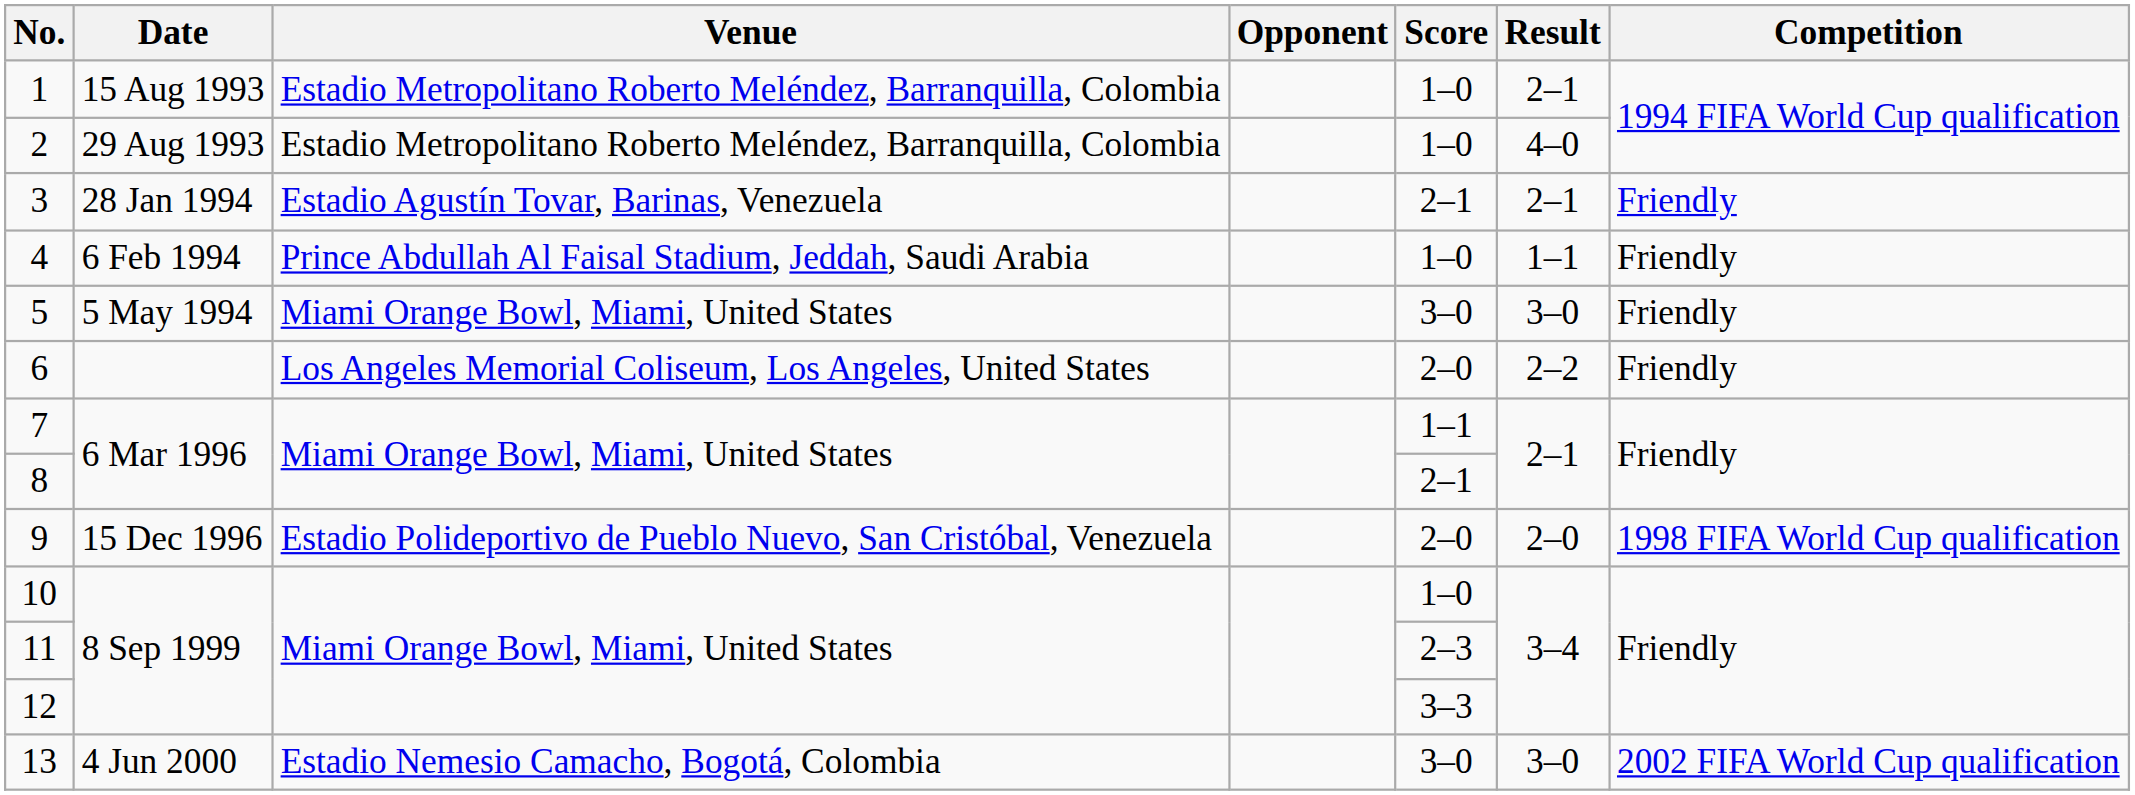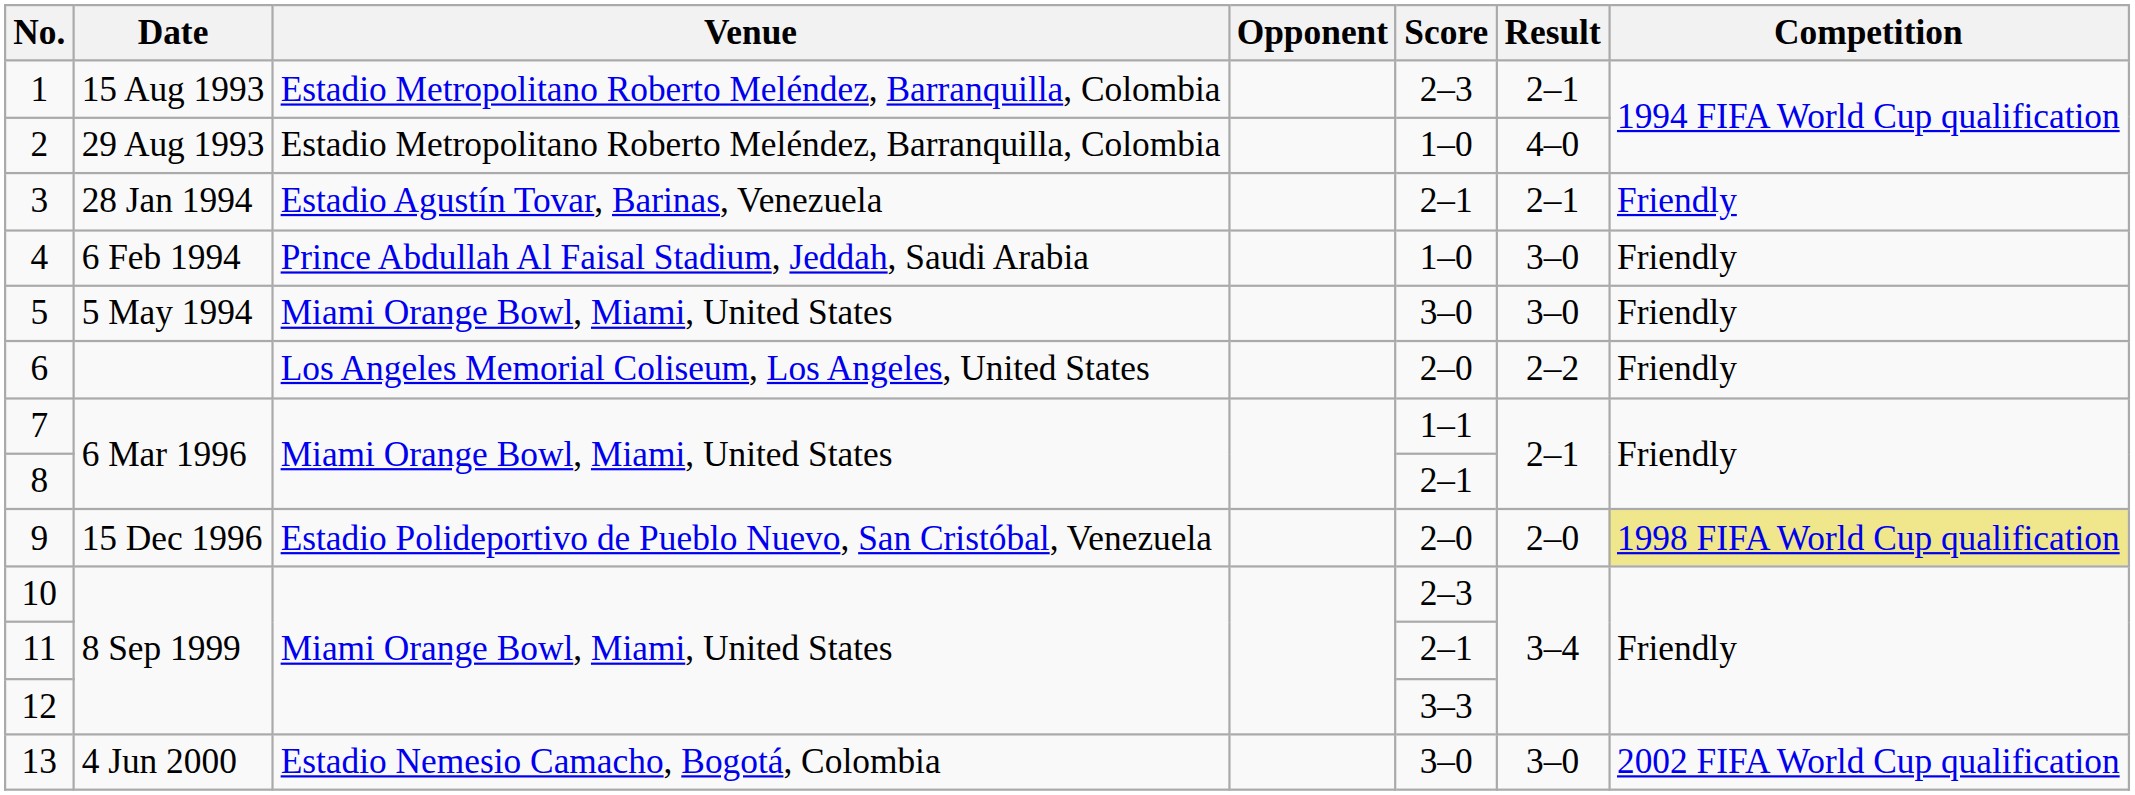(1446, 88) 1–0 -> (1446, 88) 2–3
(1553, 256) 1–1 -> (1553, 256) 3–0
(1868, 537) no background -> (1868, 537) khaki background
(1446, 593) 1–0 -> (1446, 593) 2–3
(1446, 649) 2–3 -> (1446, 649) 2–1
